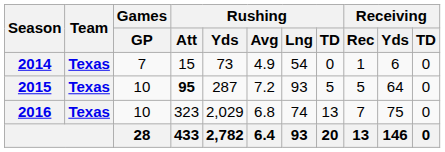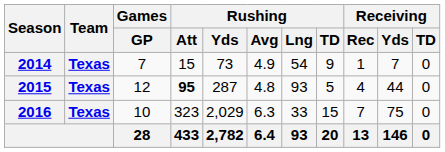(330, 64) 0 -> (330, 64) 9
(395, 64) 6 -> (395, 64) 7
(142, 87) 10 -> (142, 87) 12
(264, 87) 7.2 -> (264, 87) 4.8
(361, 87) 5 -> (361, 87) 4
(395, 87) 64 -> (395, 87) 44
(264, 111) 6.8 -> (264, 111) 6.3
(299, 111) 74 -> (299, 111) 33
(330, 111) 13 -> (330, 111) 15
